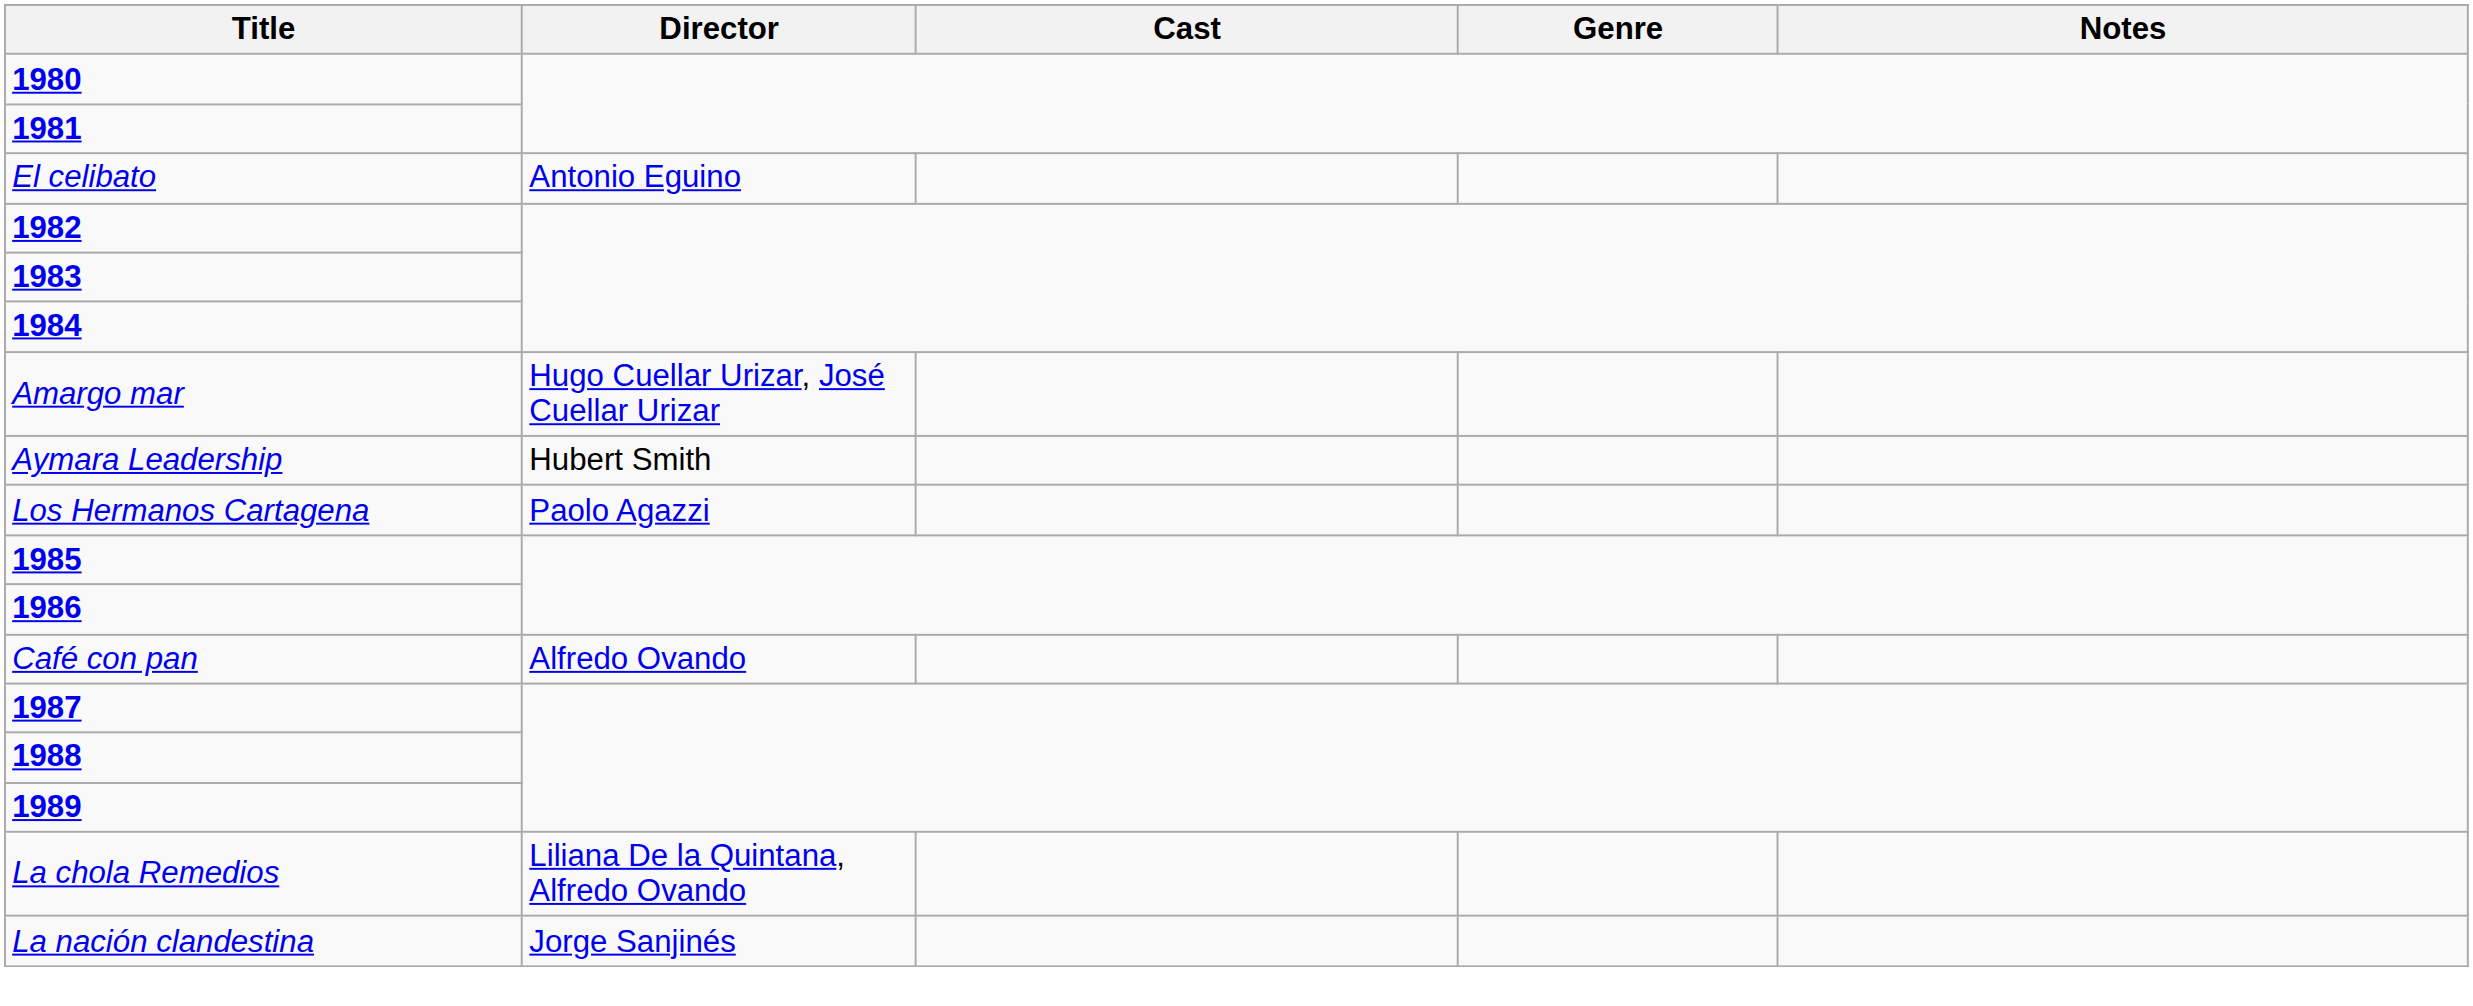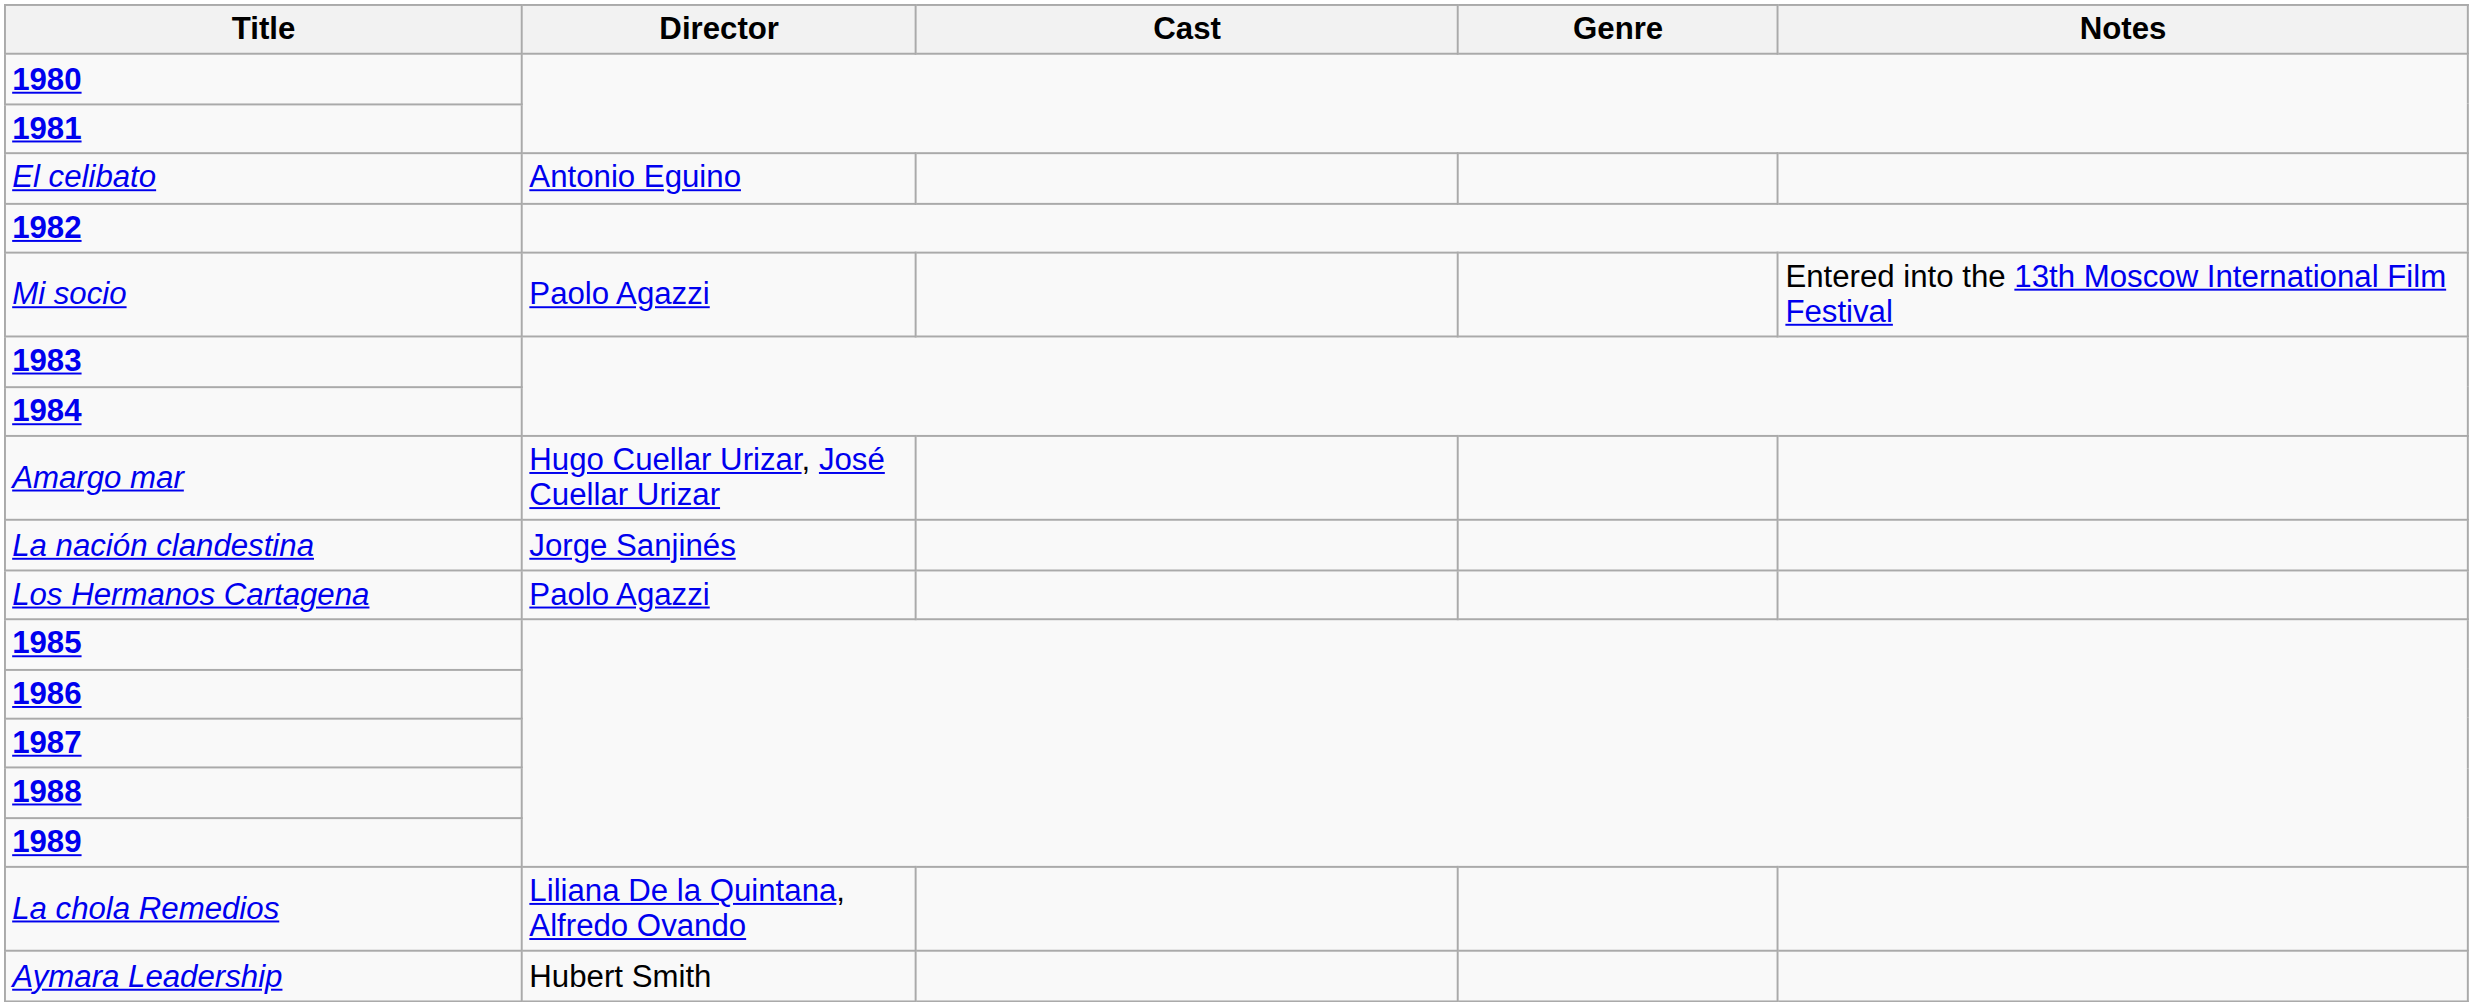+ row: (69, 294)
rows swapped: (147, 460) <-> (163, 940)
- row: (105, 658)
